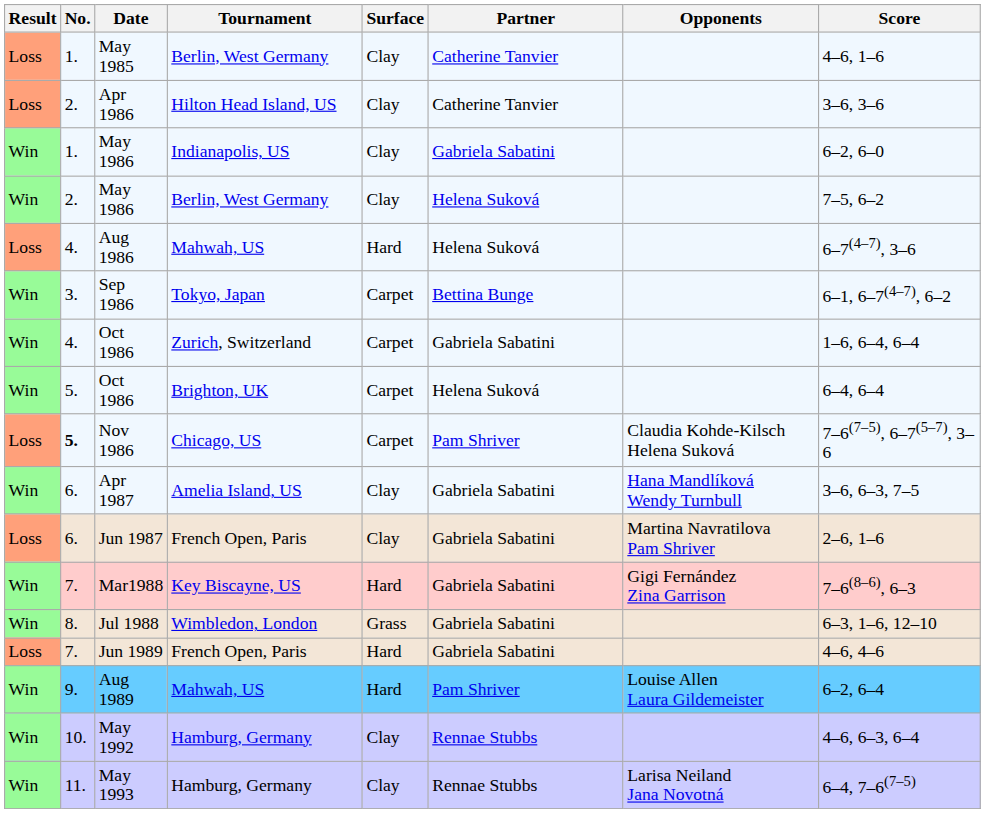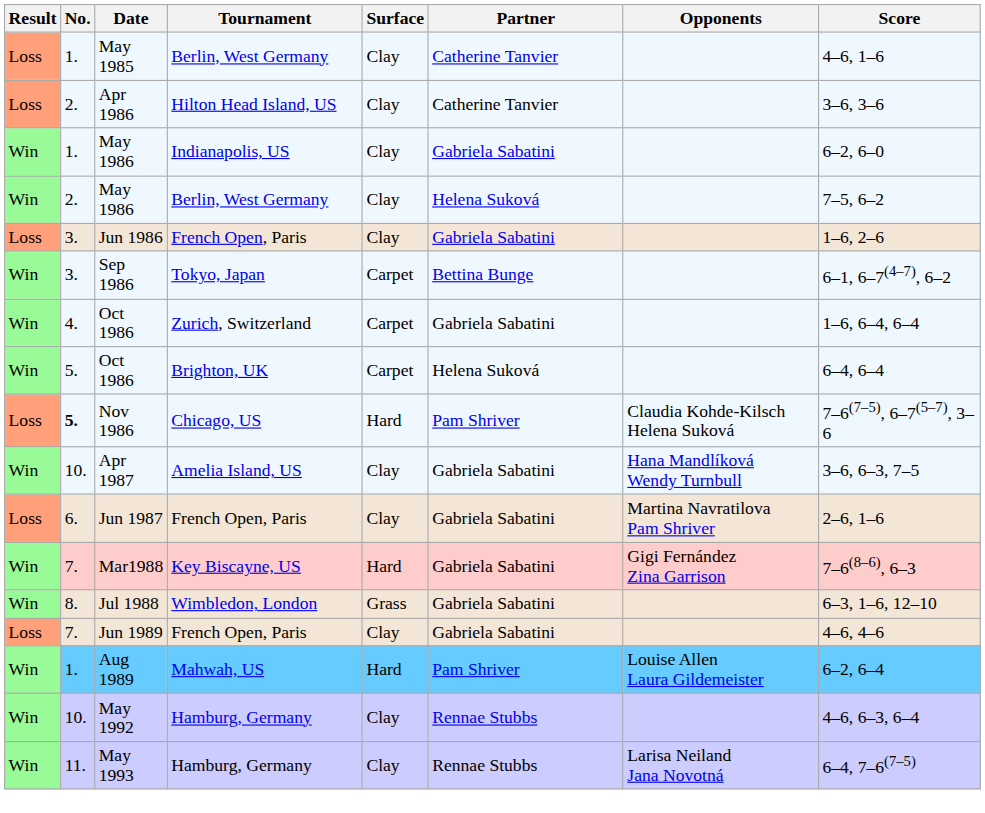+ row: (131, 237)
- row: (116, 247)
(390, 440) Carpet -> (384, 420) Hard
(71, 490) 6. -> (76, 470) 10.
(384, 651) Hard -> (383, 631) Clay
(71, 689) 9. -> (71, 669) 1.
